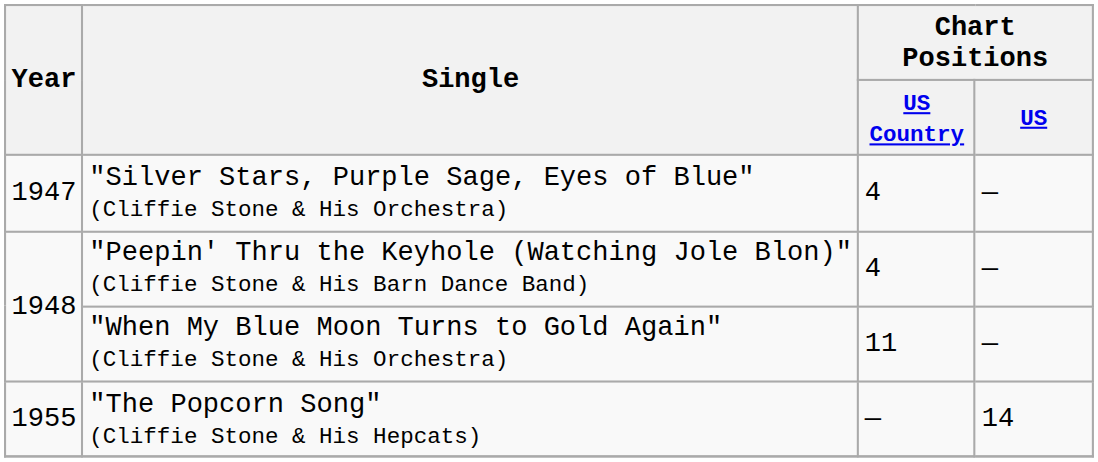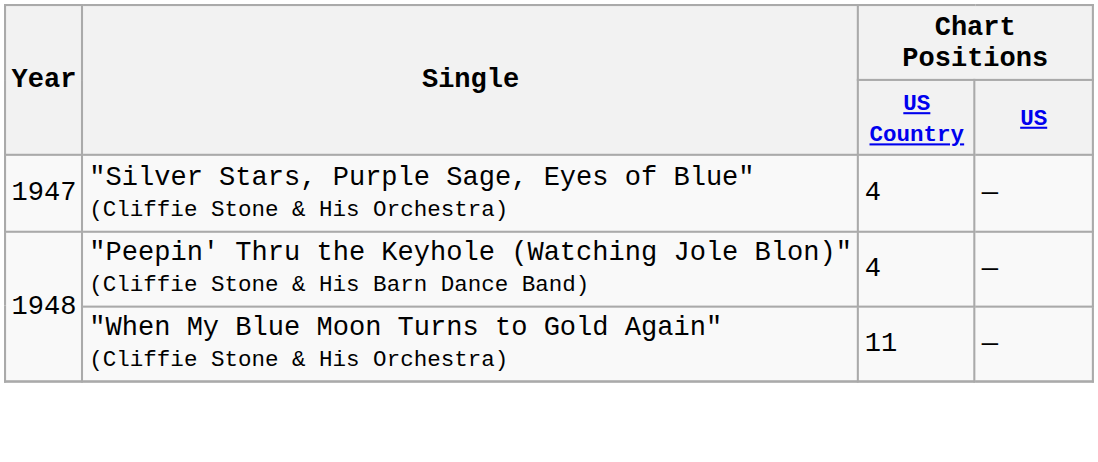- row: (285, 418)
